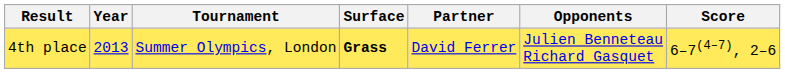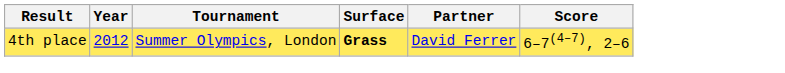- column: (593, 16)
(111, 49) 2013 -> (111, 42) 2012
